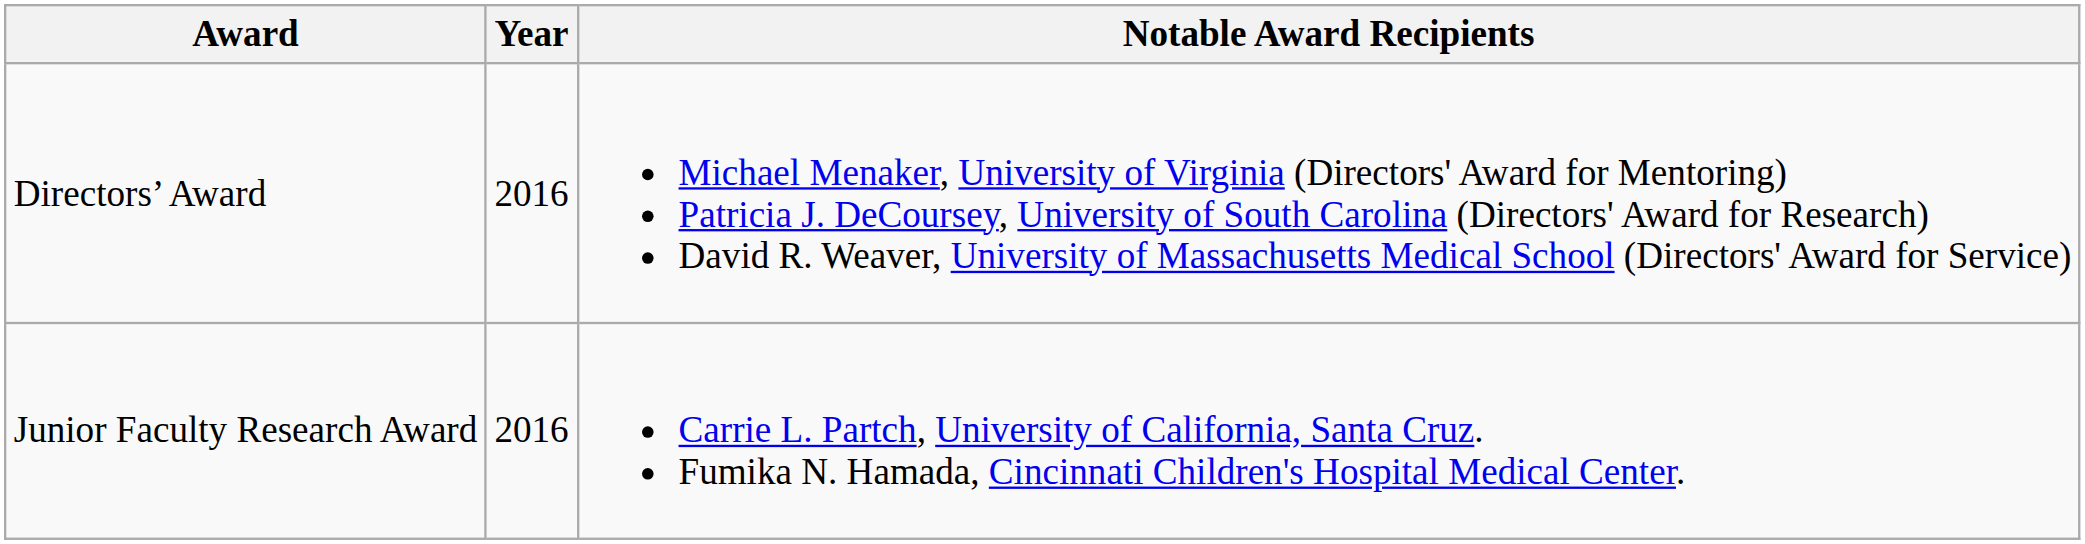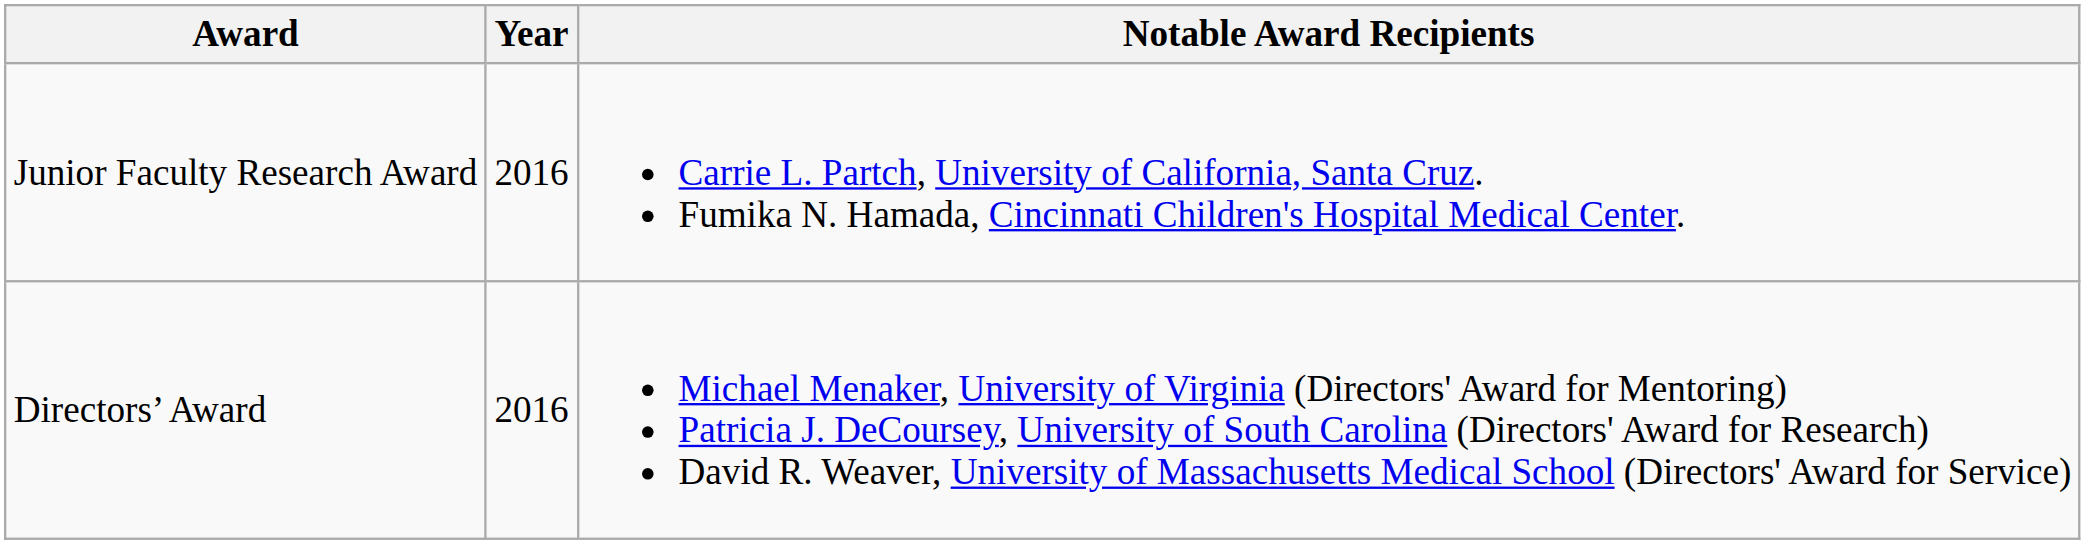rows swapped: (245, 430) <-> (140, 192)
